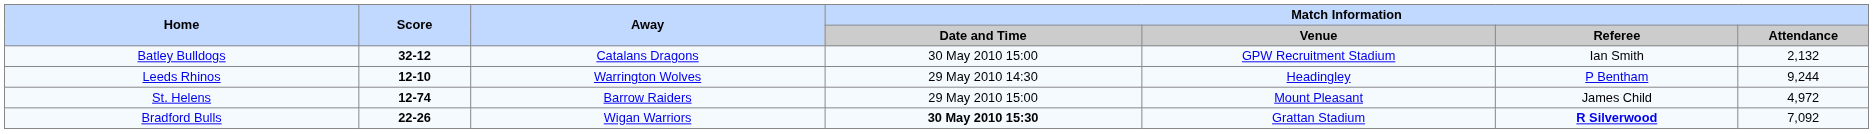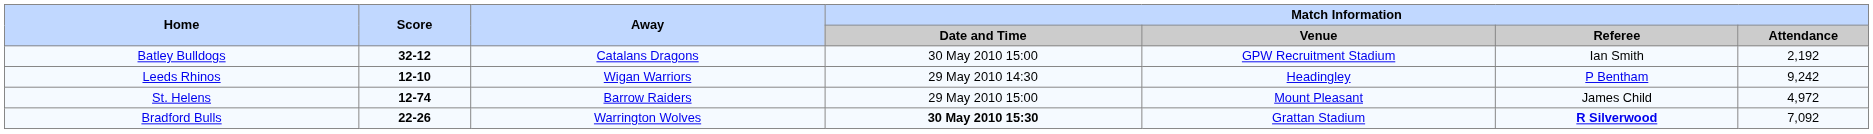(1803, 56) 2,132 -> (1803, 56) 2,192
(648, 77) Warrington Wolves -> (648, 77) Wigan Warriors
(1803, 77) 9,244 -> (1803, 77) 9,242
(648, 118) Wigan Warriors -> (648, 118) Warrington Wolves
